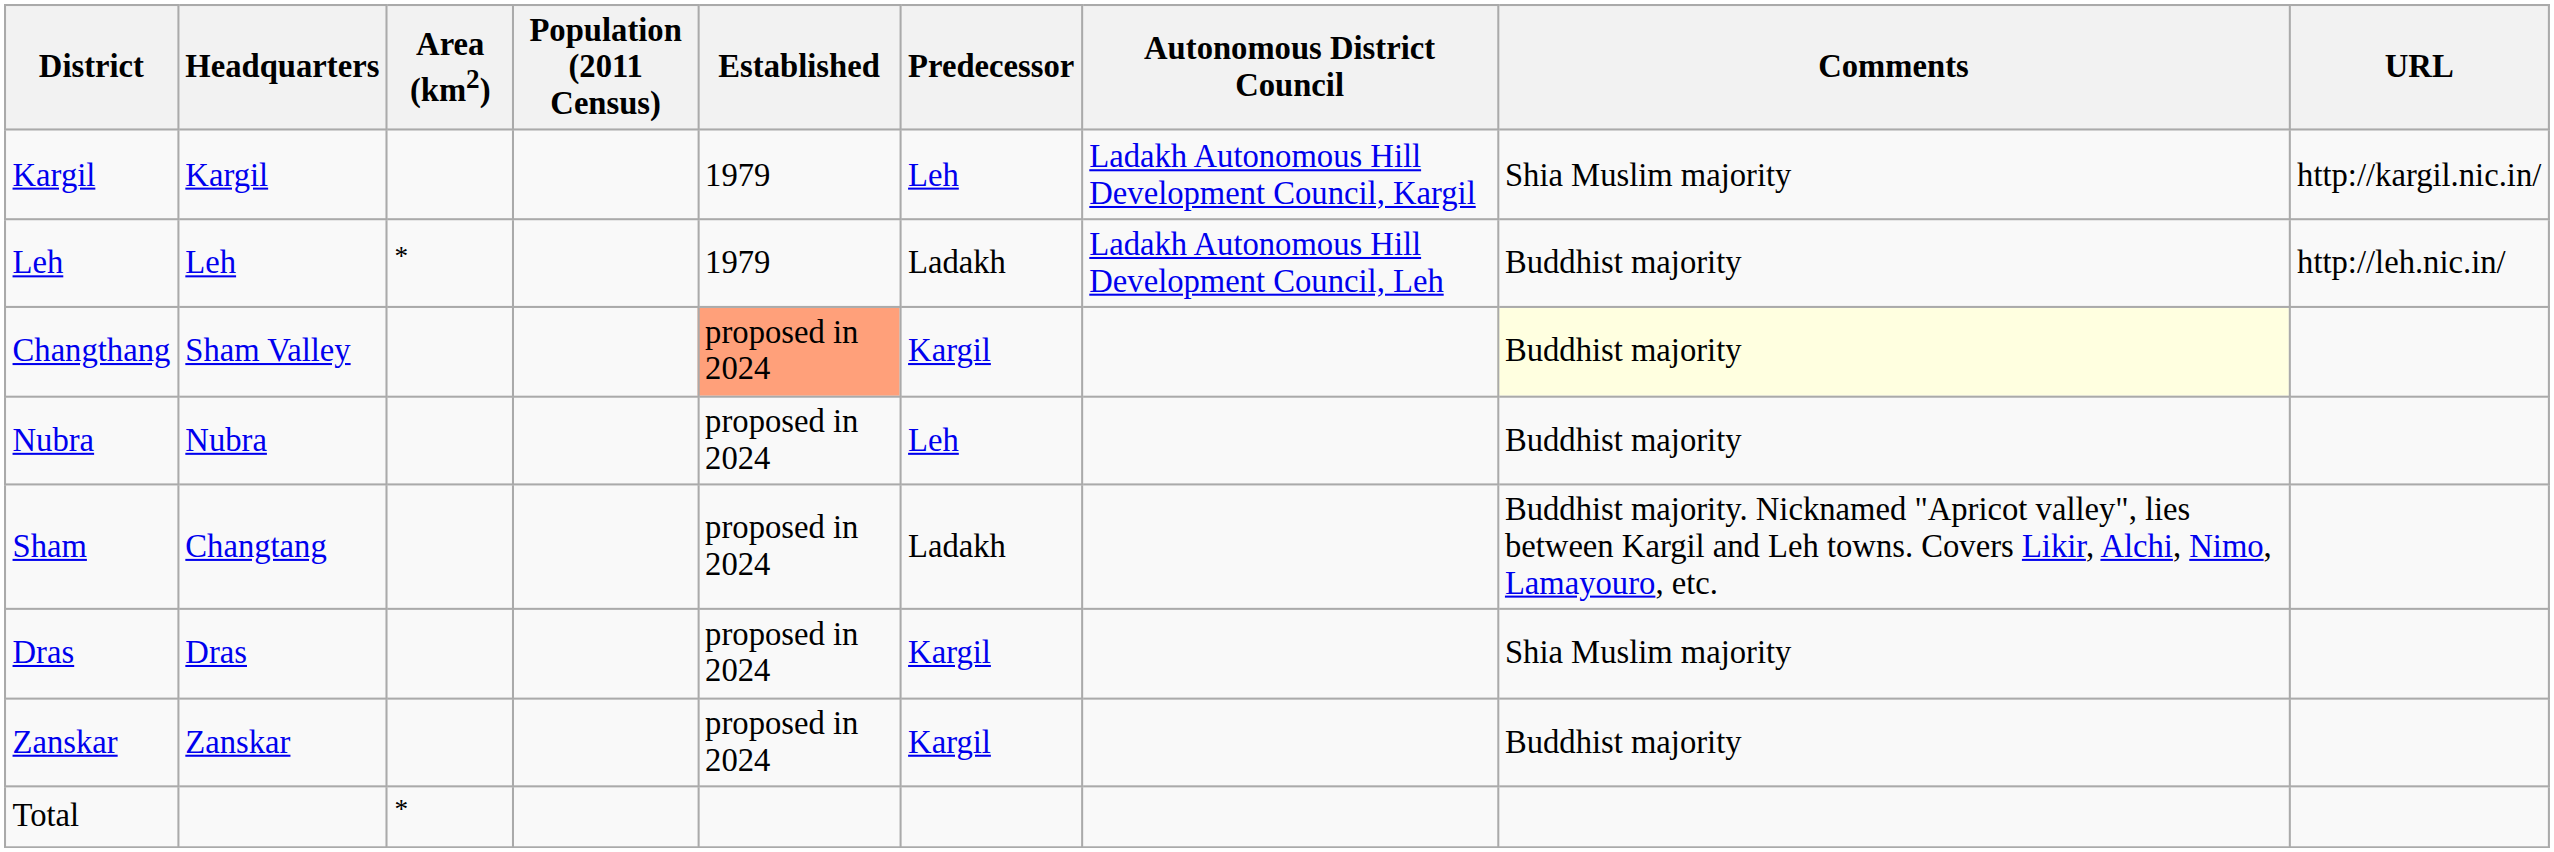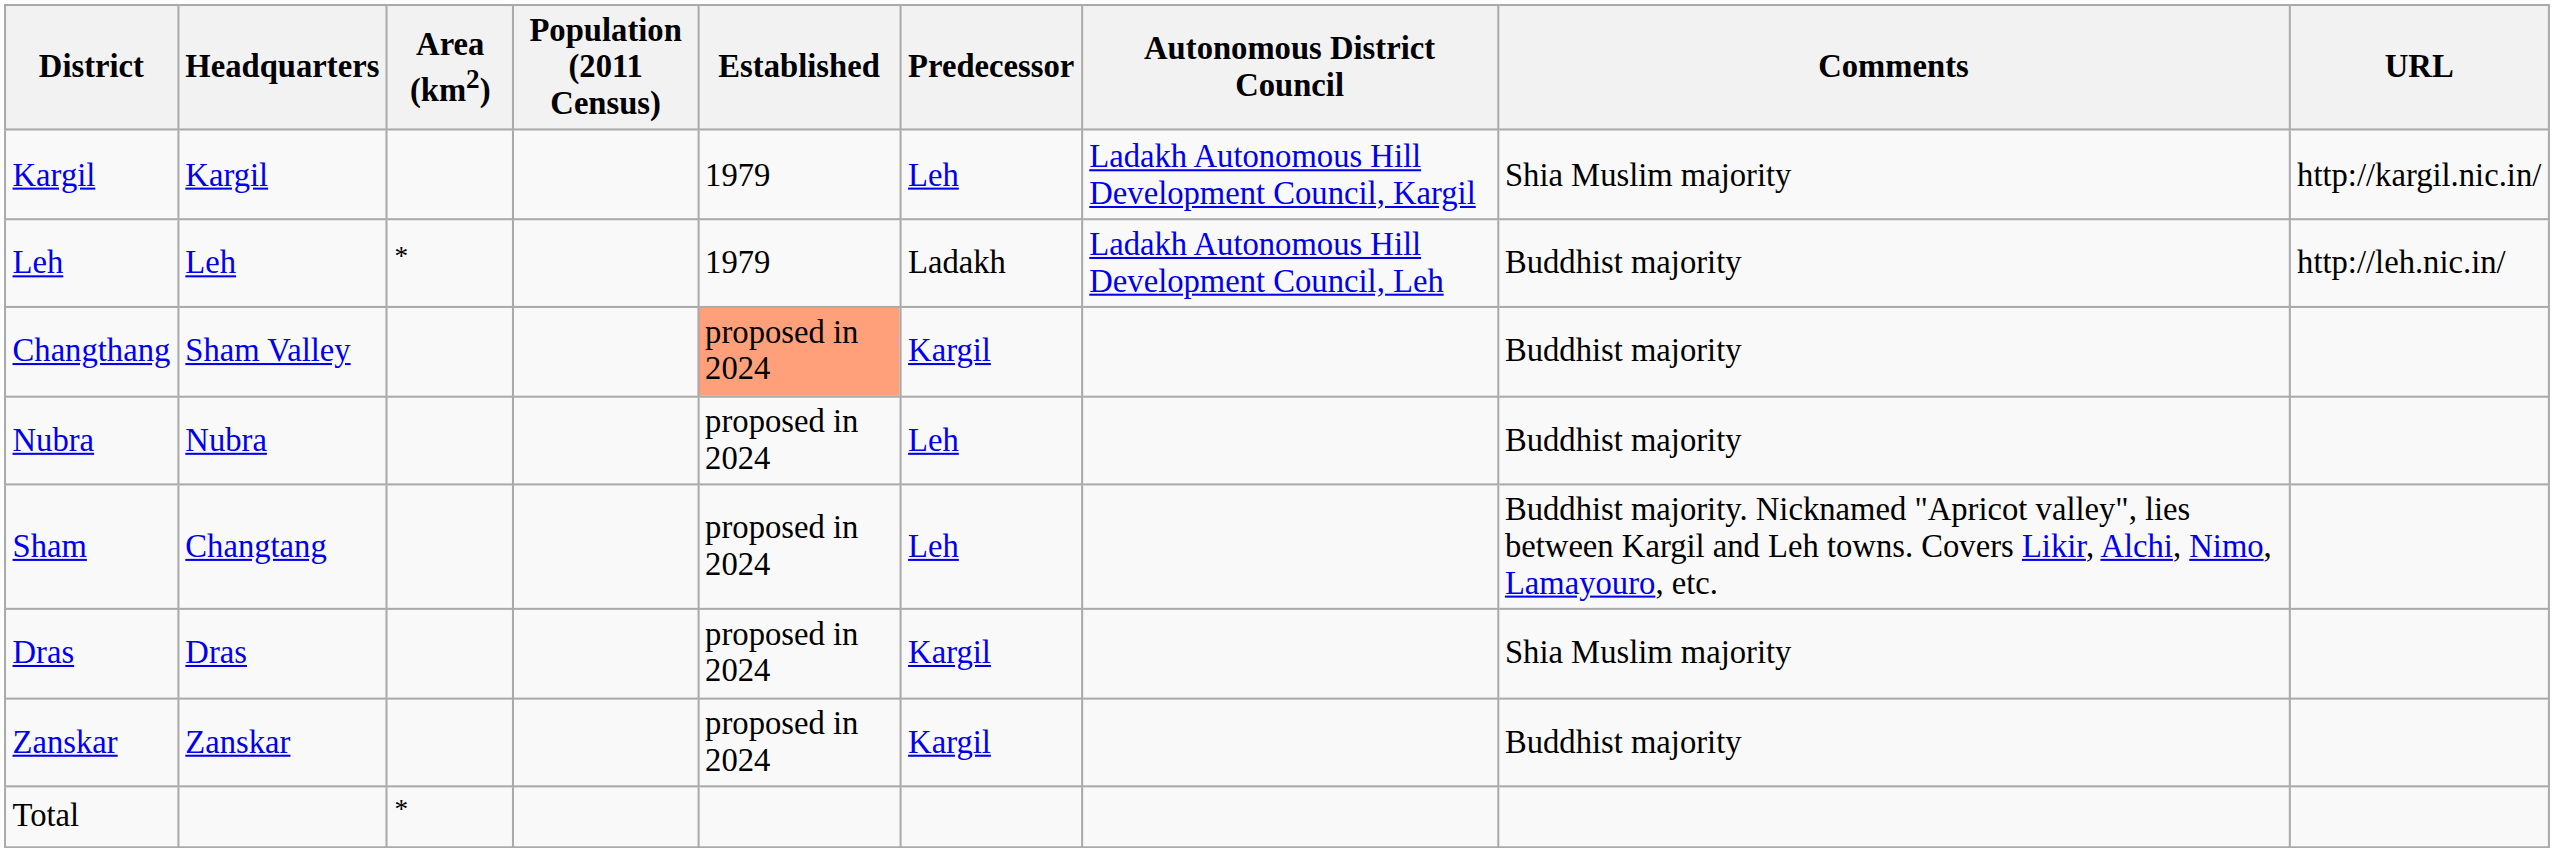(1623, 350) lightyellow background -> (1623, 350) no background
(957, 546) Ladakh -> (933, 546) Leh
